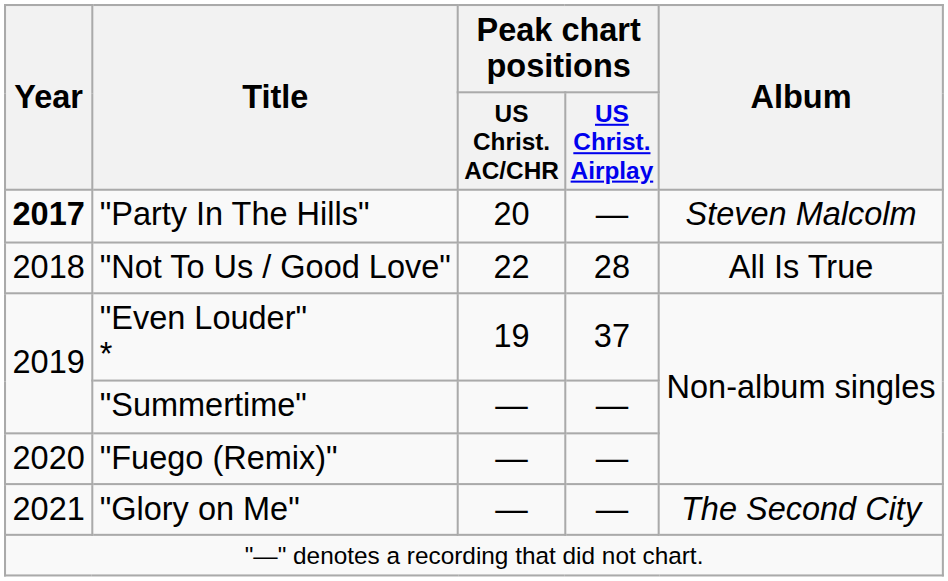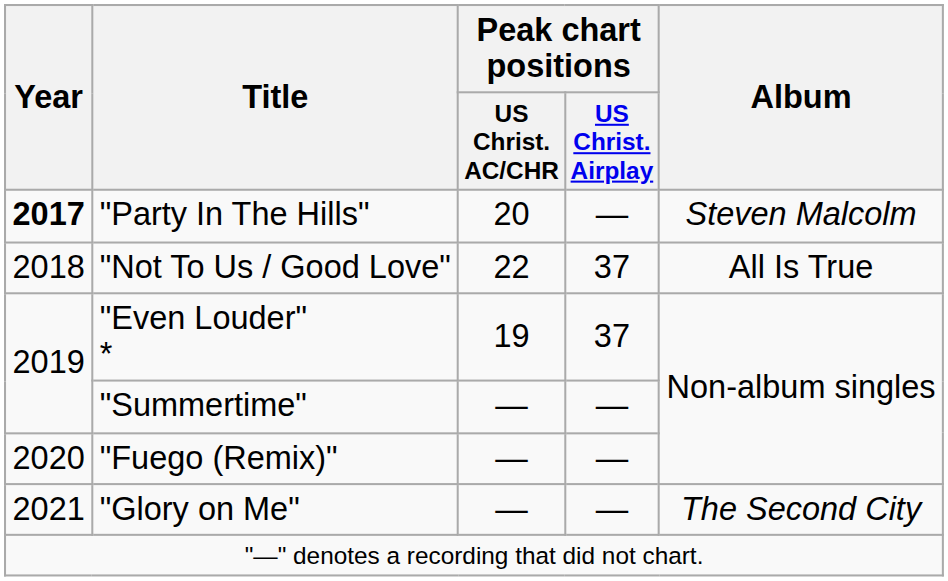(612, 266) 28 -> (612, 266) 37
